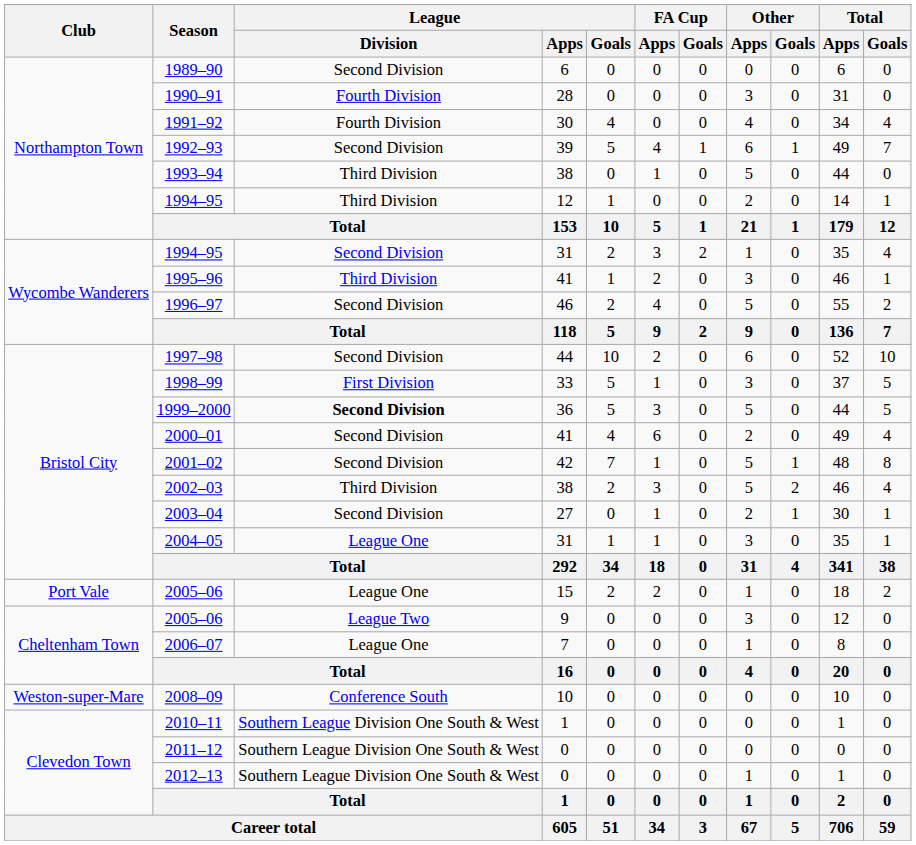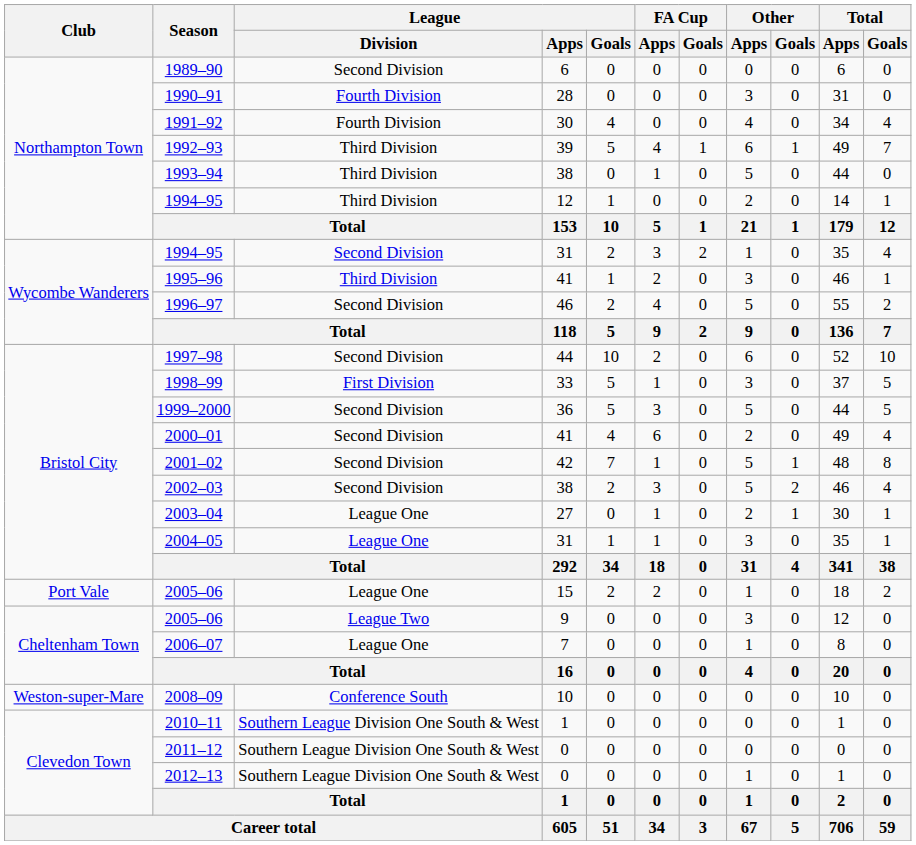(389, 148) Second Division -> (389, 148) Third Division
(389, 409) bold -> (389, 409) normal
(389, 488) Third Division -> (389, 488) Second Division
(389, 514) Second Division -> (389, 514) League One
